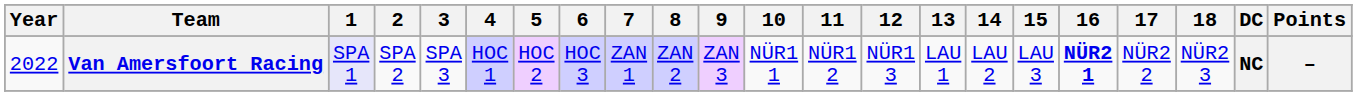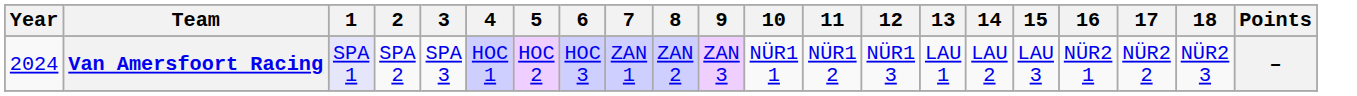- column: (1251, 21)
(34, 64) 2022 -> (34, 64) 2024
(1088, 64) bold -> (1088, 64) normal
